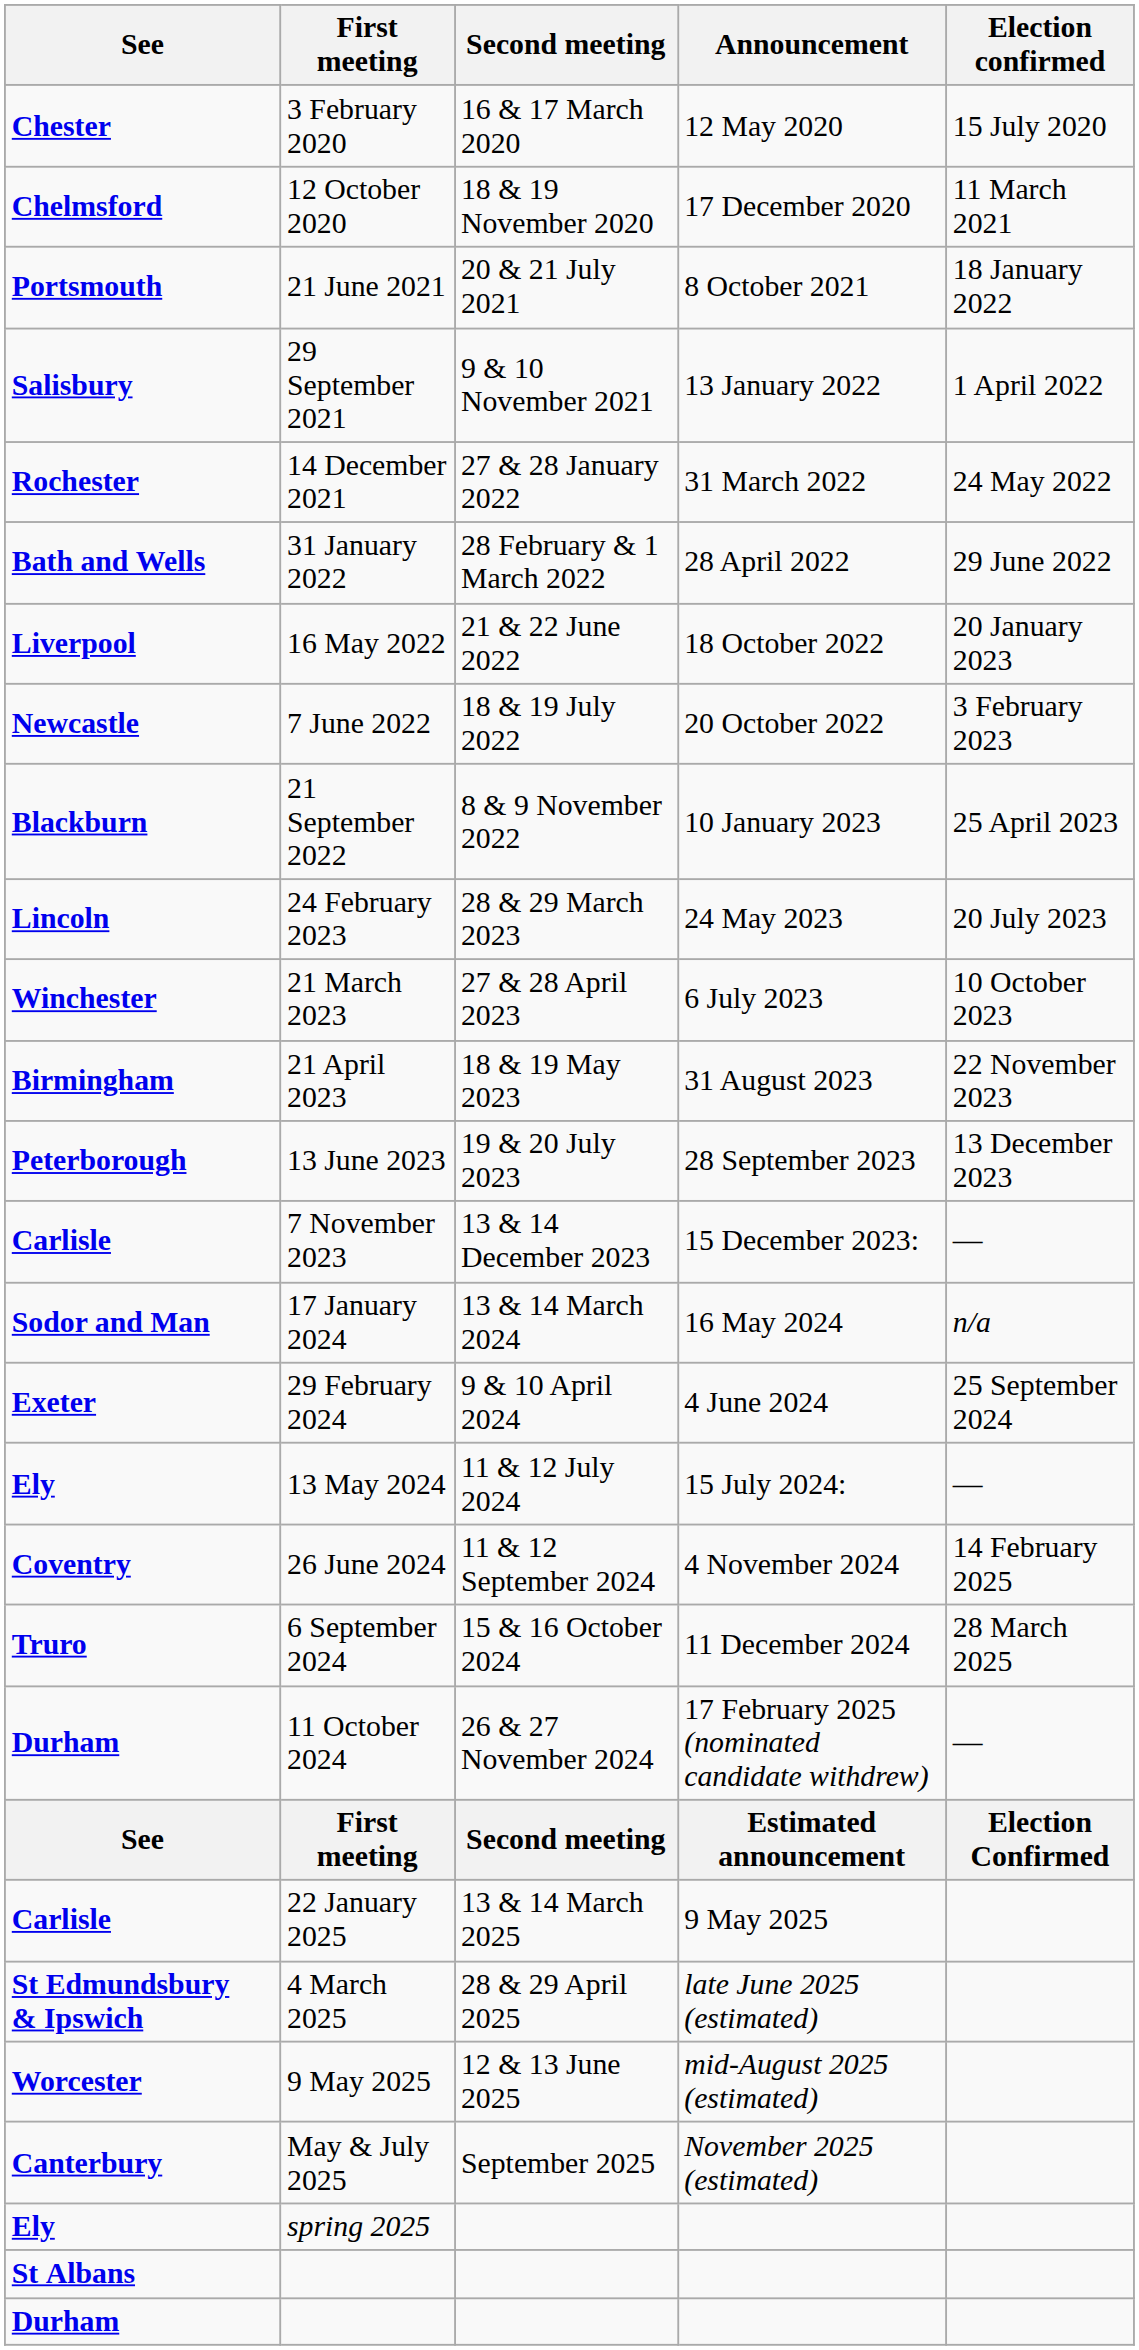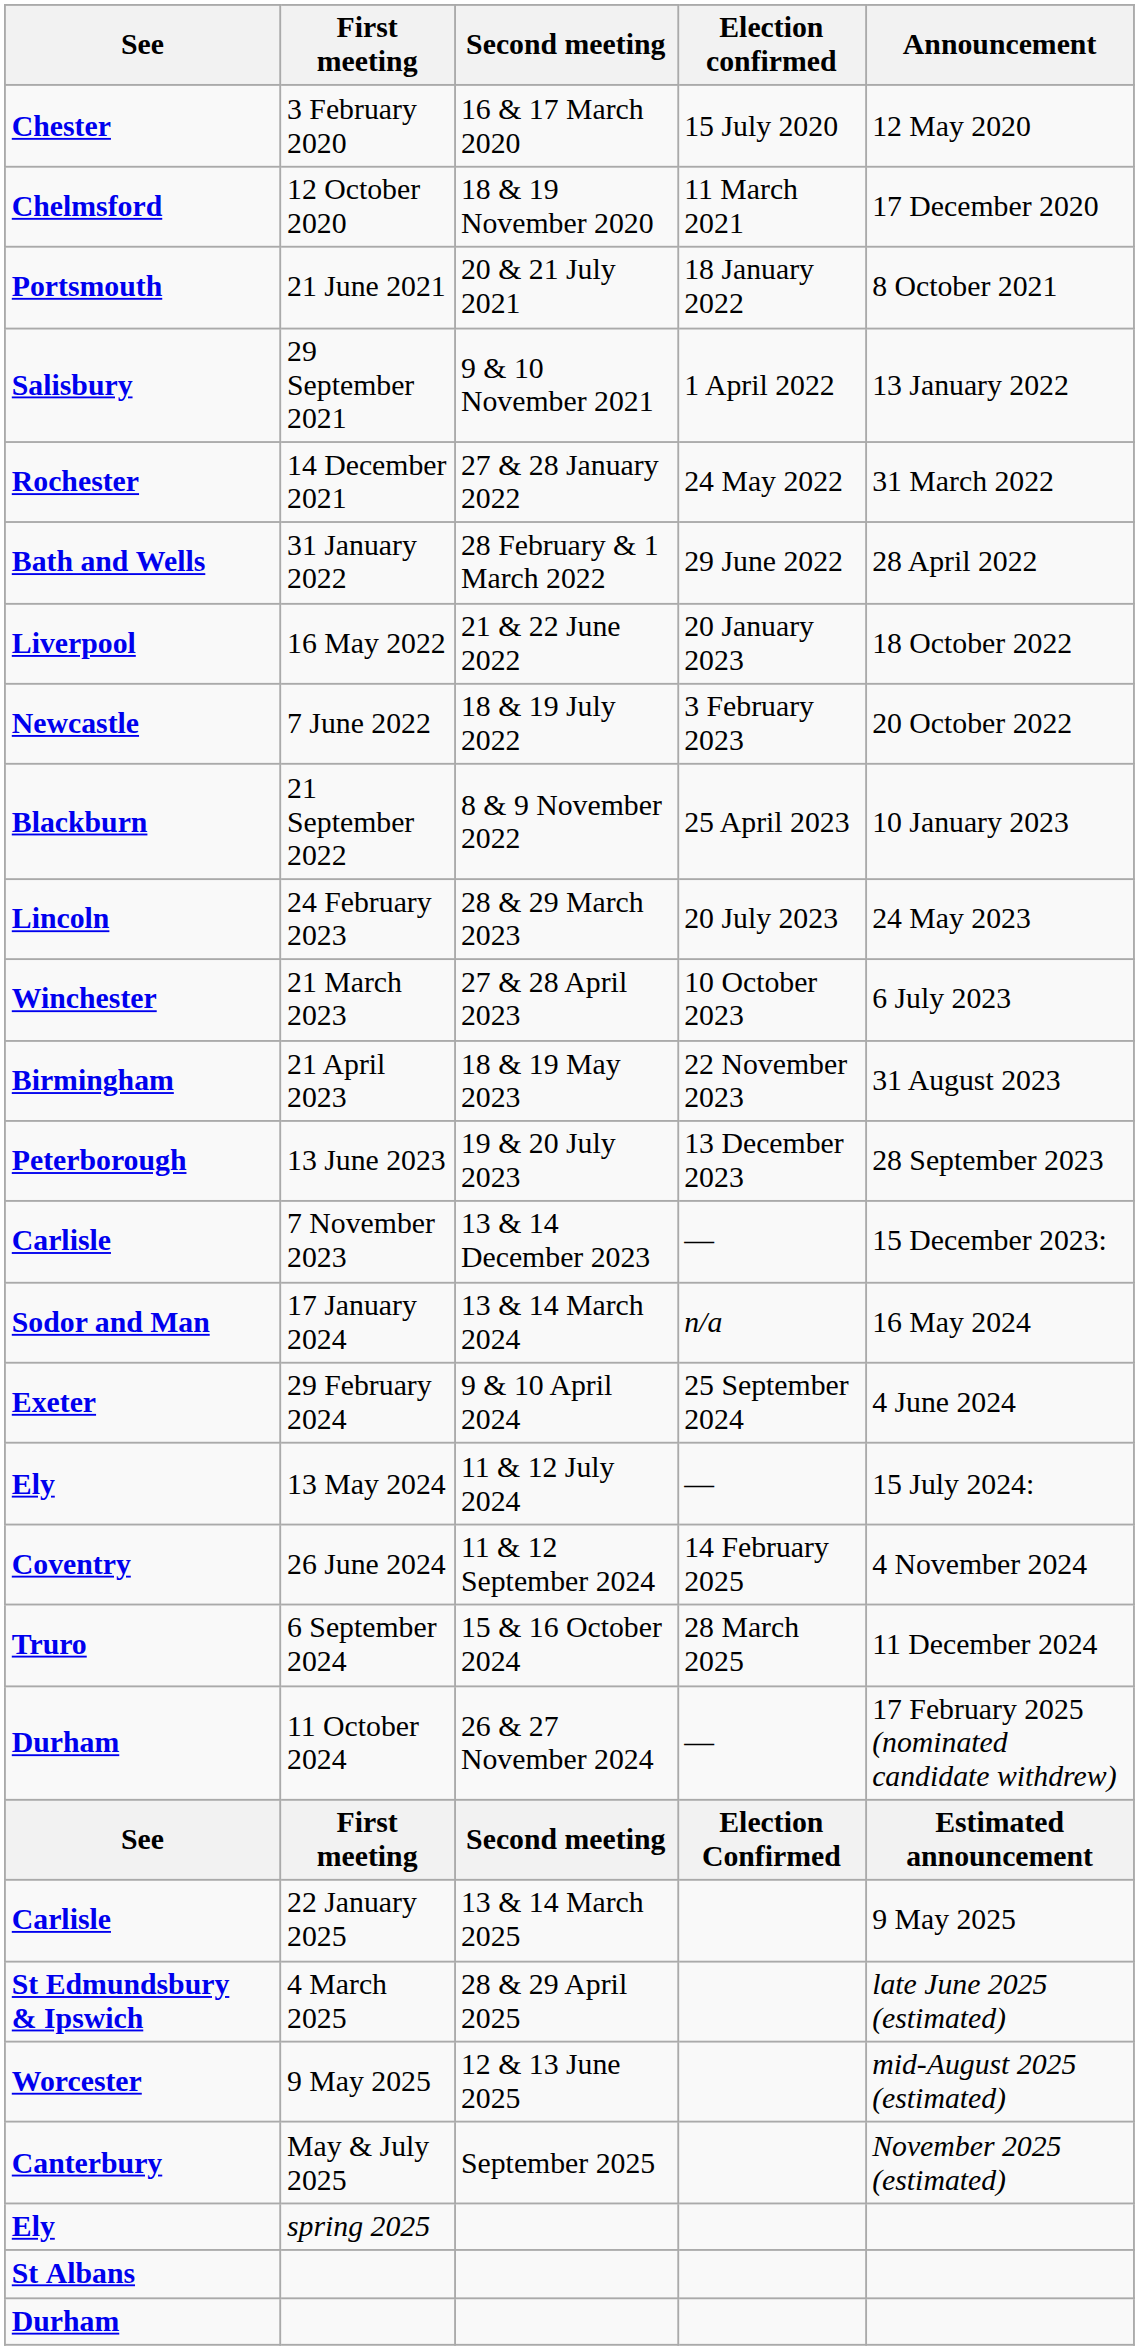columns swapped: (812, 44) <-> (1040, 44)
